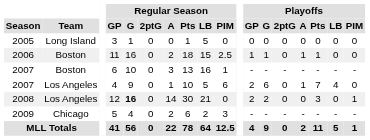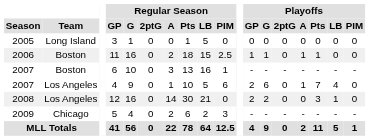(131, 99) bold -> (131, 99) normal
(336, 99) 0 -> (336, 99) 1
(355, 99) 1 -> (355, 99) 0
